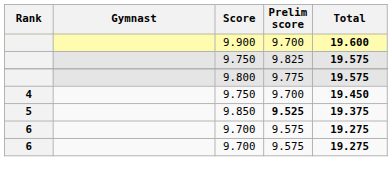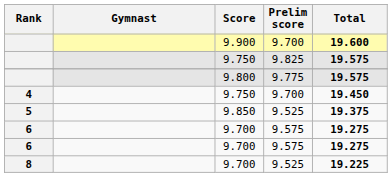(288, 112) bold -> (288, 112) normal
+ row: (29, 164)
